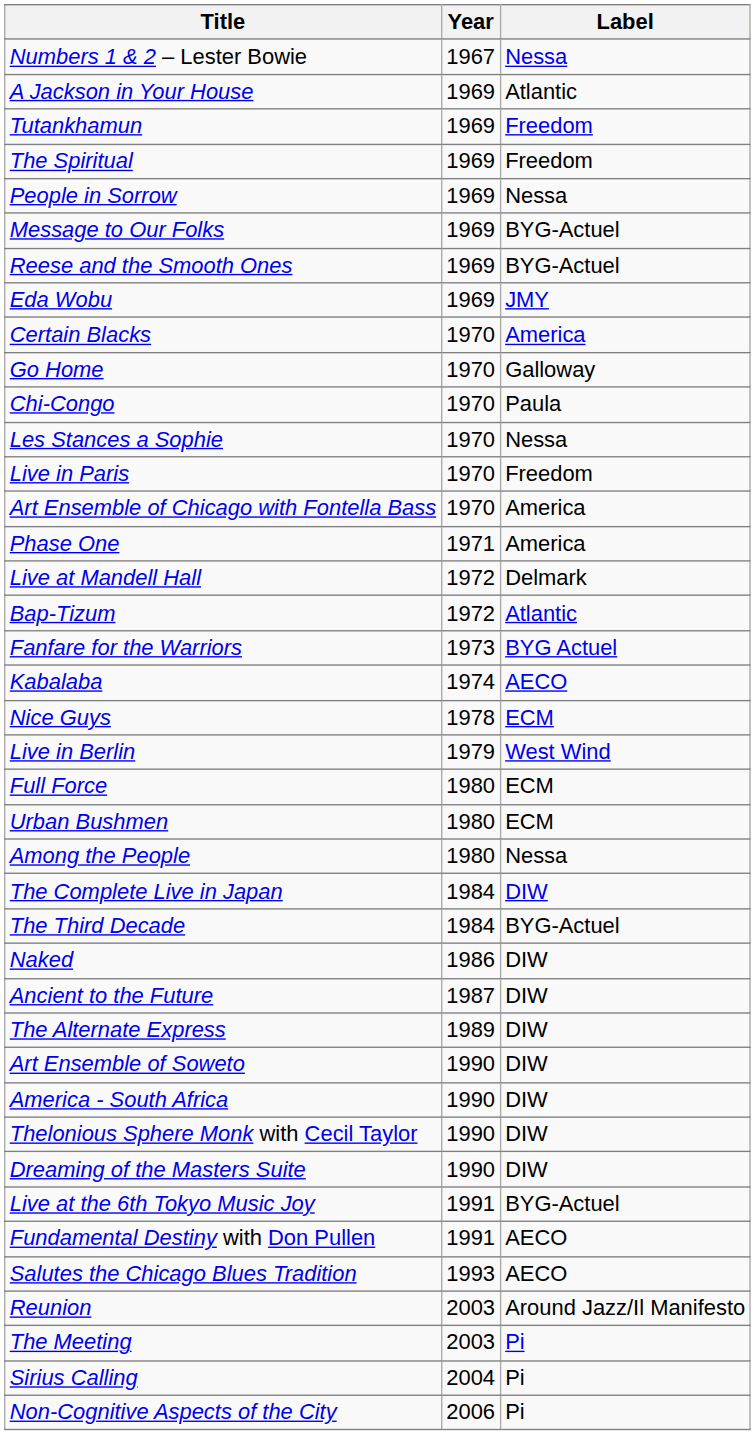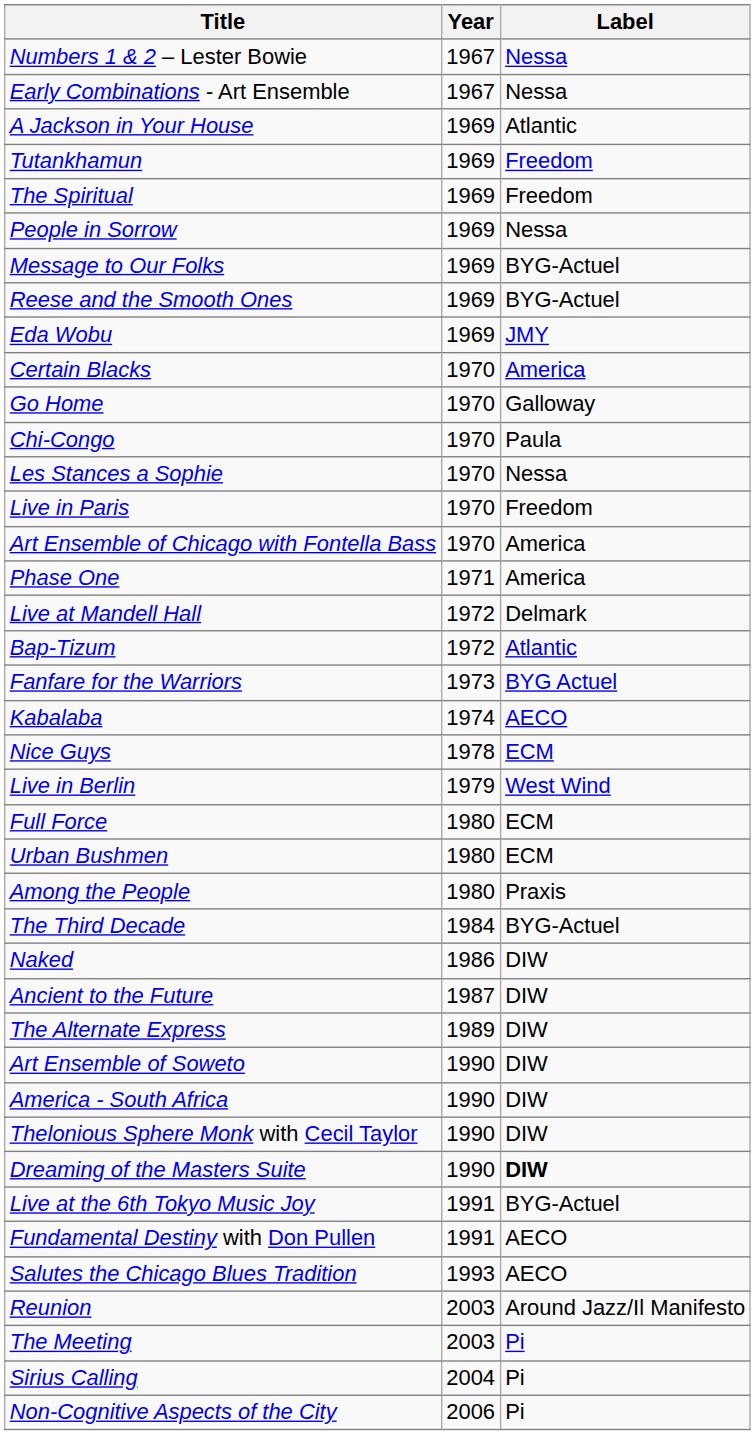+ row: (180, 91)
(536, 856) Nessa -> (536, 890) Praxis
- row: (146, 890)
(526, 1169) normal -> (526, 1169) bold
